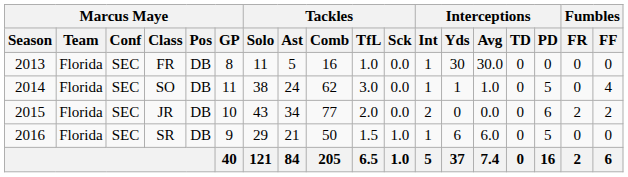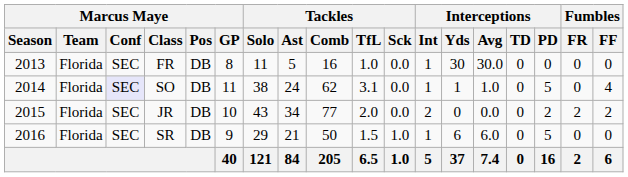(125, 87) no background -> (125, 87) lavender background
(369, 87) 3.0 -> (369, 87) 3.1
(548, 111) 6 -> (548, 111) 2
